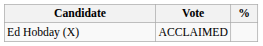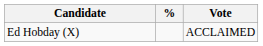columns swapped: (193, 13) <-> (244, 13)
